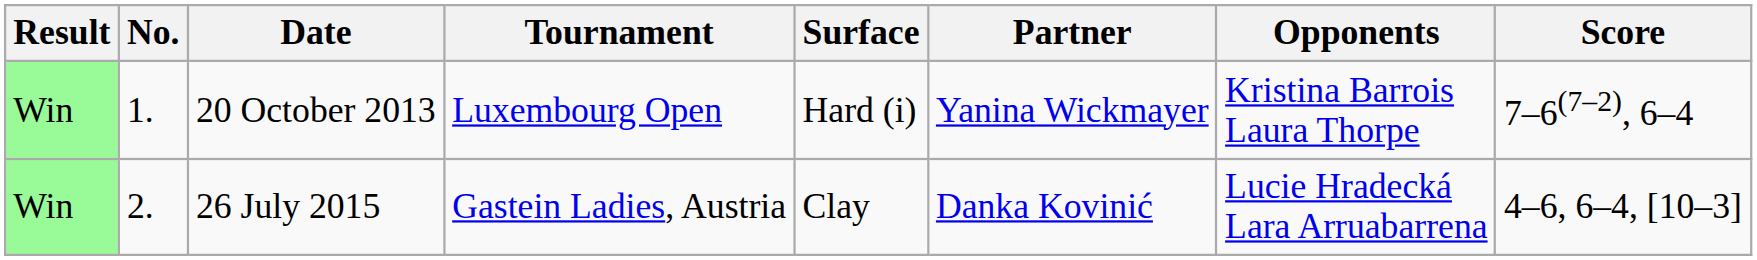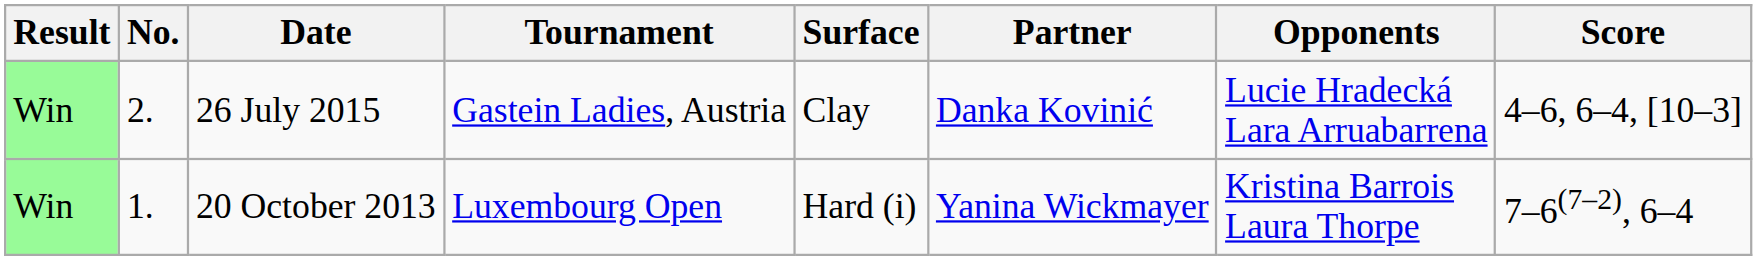rows swapped: (316, 109) <-> (288, 206)
